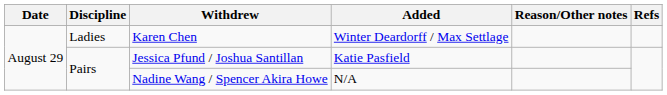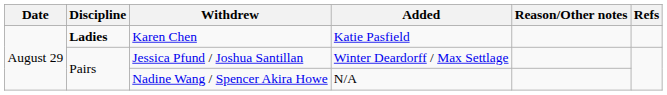(87, 36) normal -> (88, 36) bold
(421, 36) Winter Deardorff / Max Settlage -> (372, 36) Katie Pasfield
(372, 57) Katie Pasfield -> (421, 57) Winter Deardorff / Max Settlage
